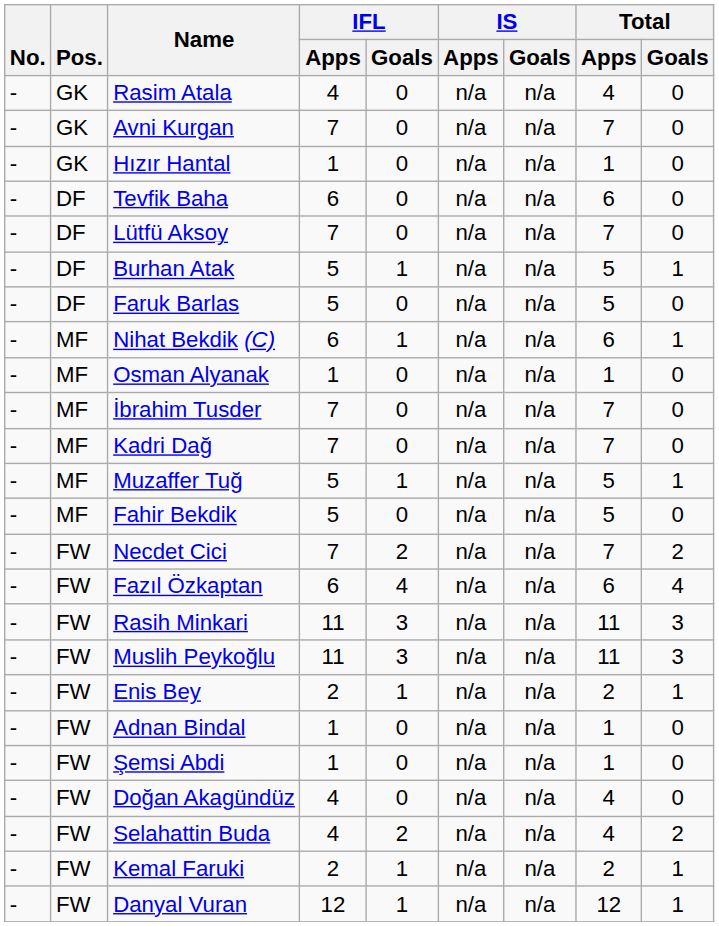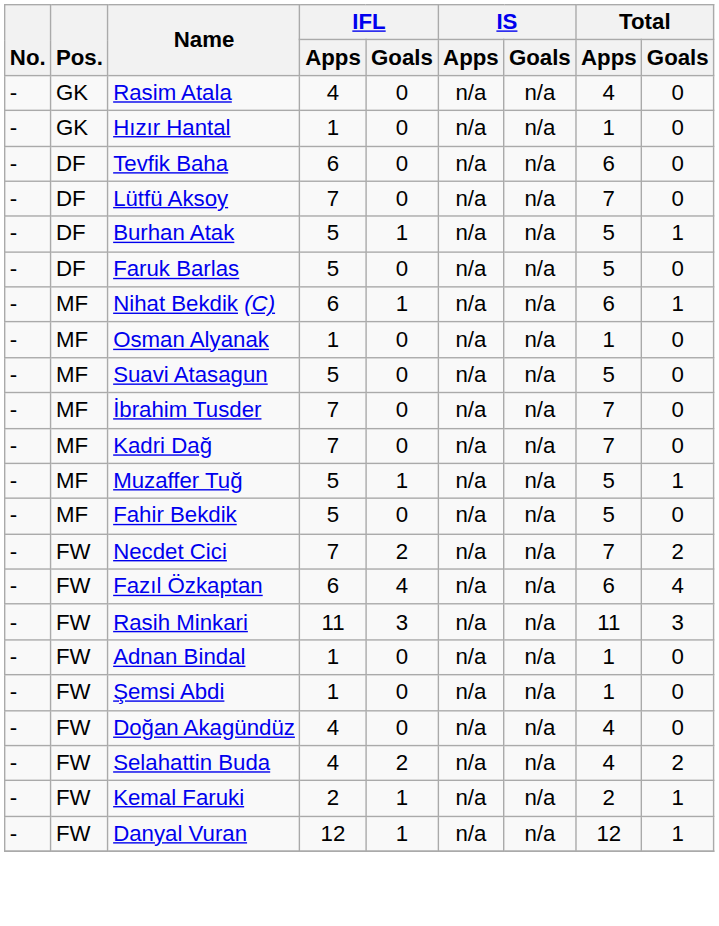- row: (174, 127)
+ row: (190, 374)
- row: (194, 657)
- row: (157, 692)
